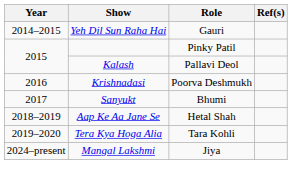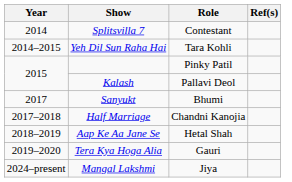+ row: (118, 30)
(212, 30) Gauri -> (208, 47) Tara Kohli
- row: (118, 82)
+ row: (118, 116)
(212, 133) Tara Kohli -> (208, 151) Gauri
